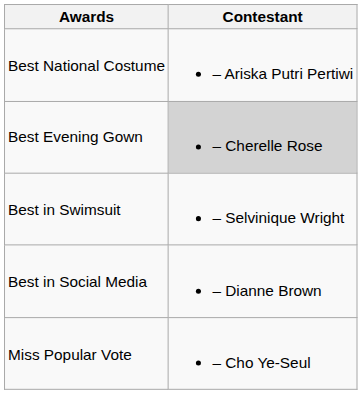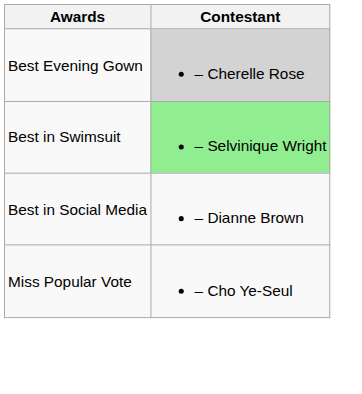- row: (87, 65)
(263, 218) no background -> (240, 146) lightgreen background
